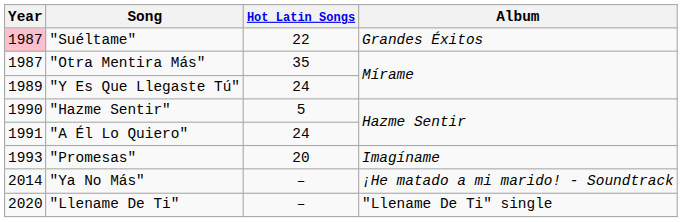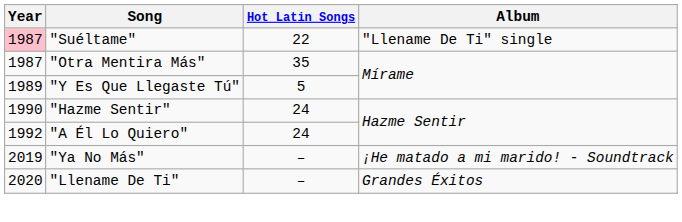(423, 40) Grandes Éxitos -> (457, 40) "Llename De Ti" single
(301, 87) 24 -> (301, 87) 5
(301, 110) 5 -> (301, 110) 24
(25, 134) 1991 -> (25, 134) 1992
- row: (93, 157)
(25, 181) 2014 -> (25, 157) 2019
(457, 204) "Llename De Ti" single -> (423, 181) Grandes Éxitos
